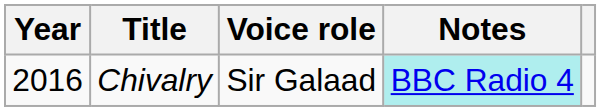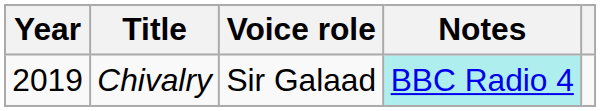(48, 79) 2016 -> (48, 79) 2019
